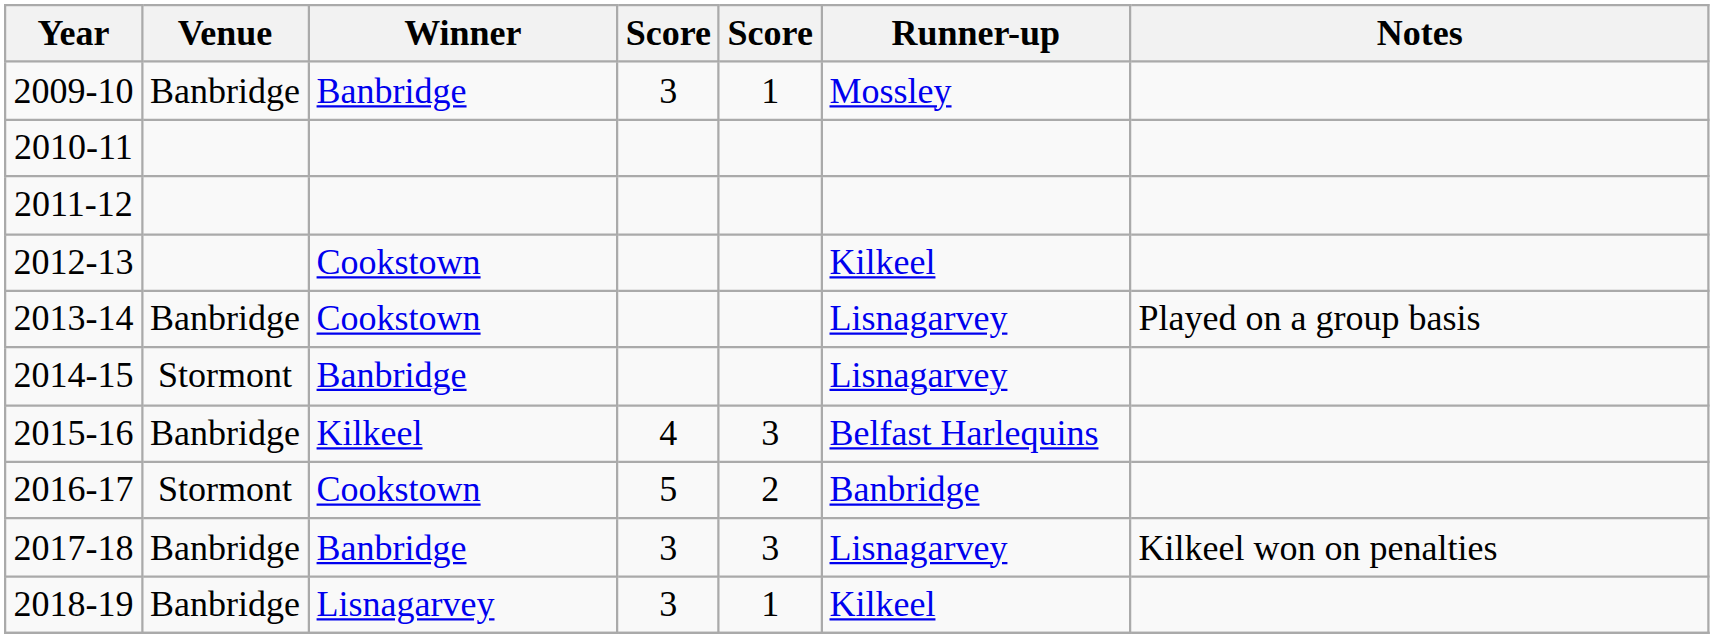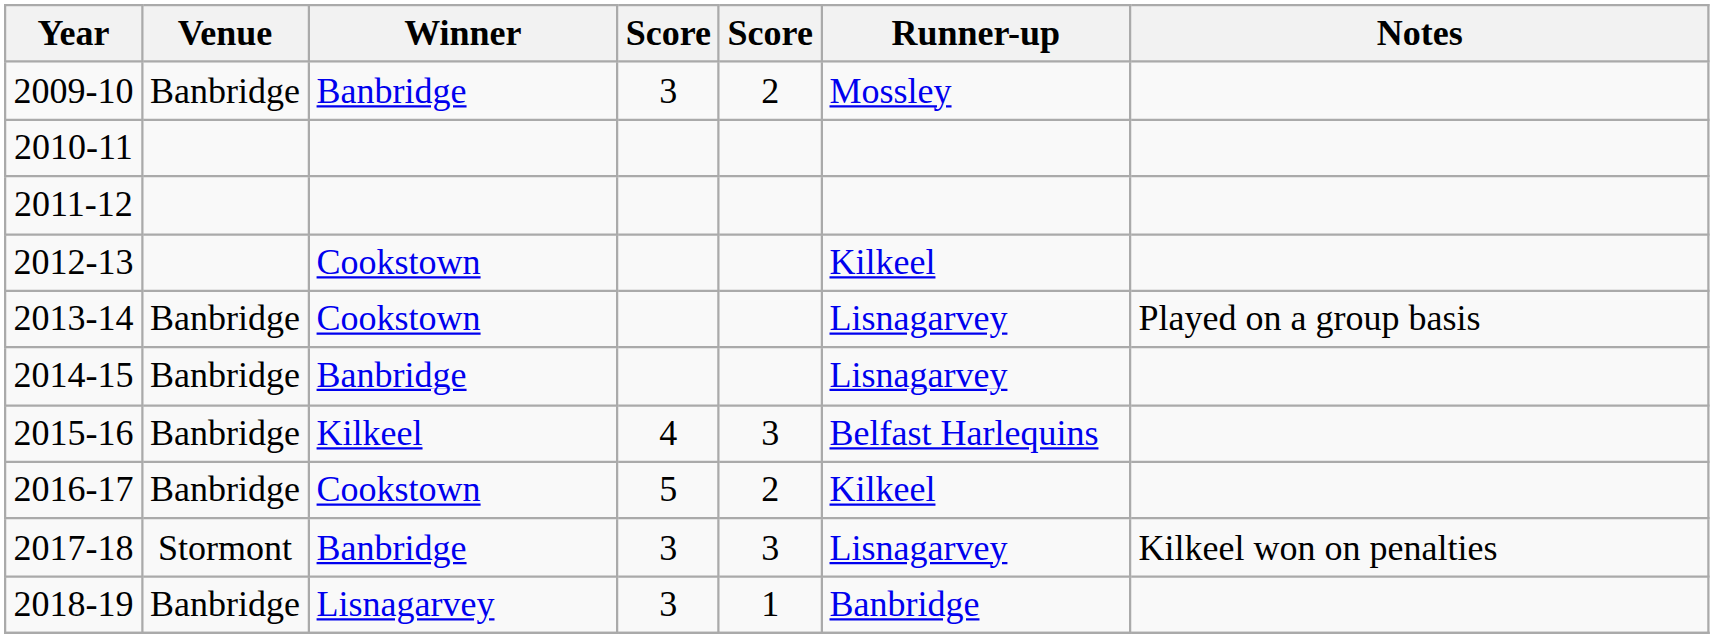(770, 90) 1 -> (770, 90) 2
(225, 375) Stormont -> (225, 375) Banbridge
(225, 489) Stormont -> (225, 489) Banbridge
(904, 489) Banbridge -> (882, 489) Kilkeel
(225, 546) Banbridge -> (225, 546) Stormont
(882, 603) Kilkeel -> (904, 603) Banbridge
